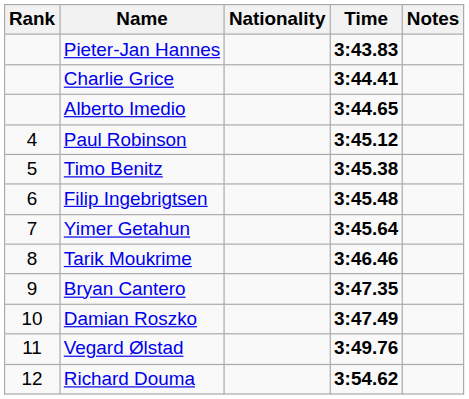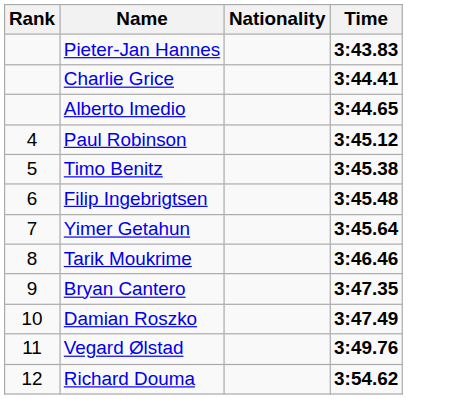- column: (433, 19)
